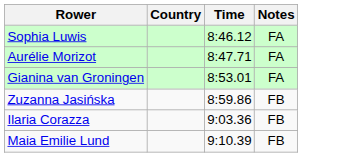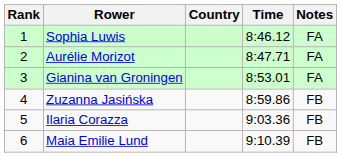+ column: (24, 15)
